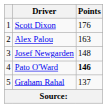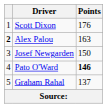(8, 39) normal -> (8, 39) bold
(84, 53) 148 -> (84, 53) 150
